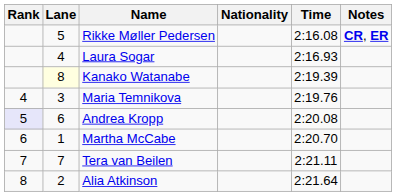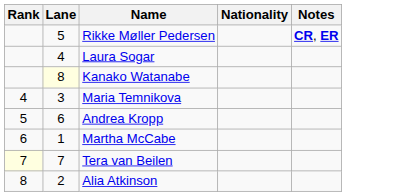- column: (316, 14)
(23, 118) lavender background -> (23, 118) no background
(23, 160) no background -> (23, 160) lightyellow background
